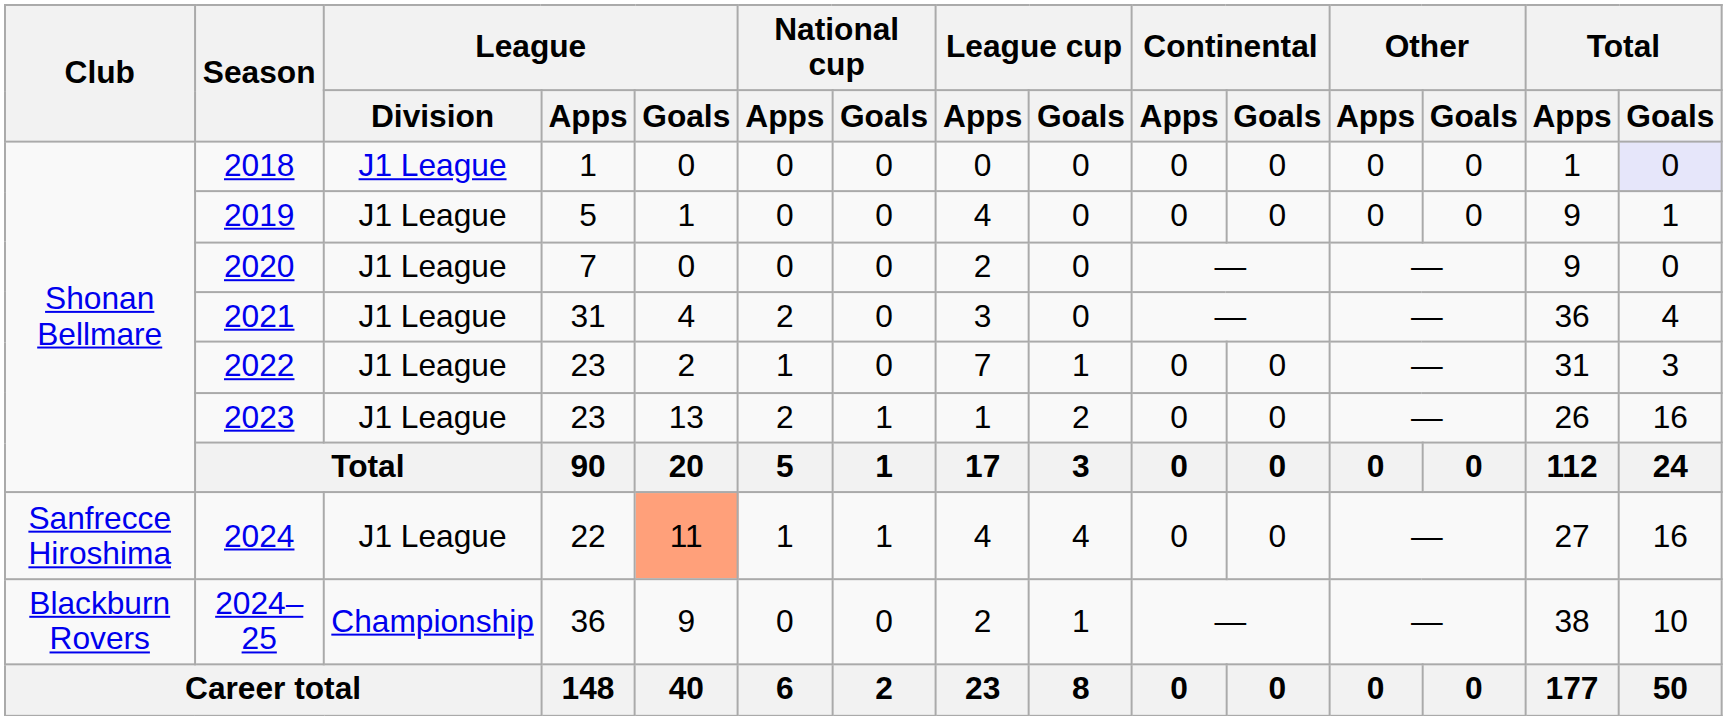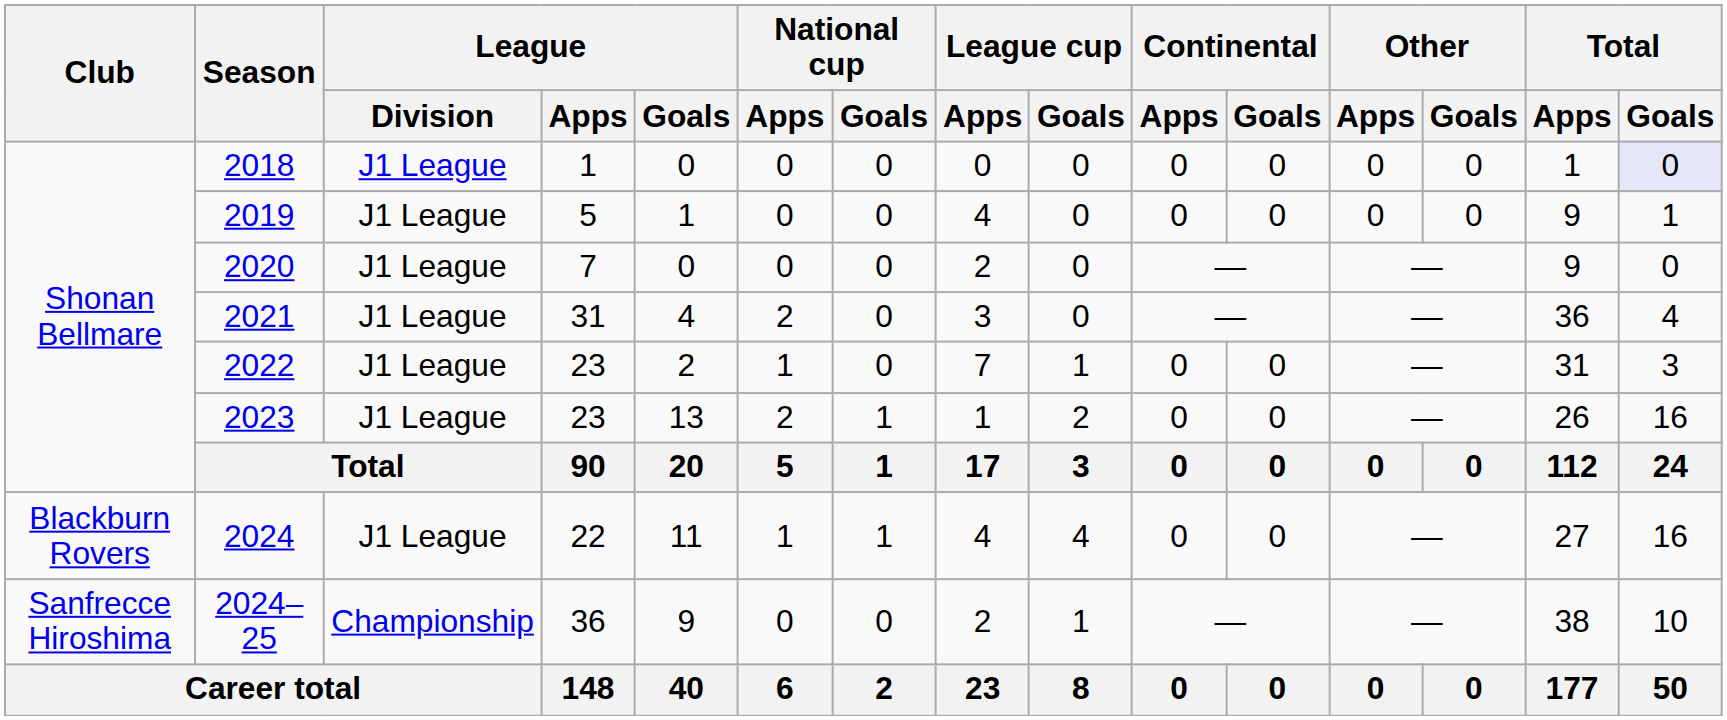(100, 535) Sanfrecce Hiroshima -> (100, 535) Blackburn Rovers
(686, 535) lightsalmon background -> (686, 535) no background
(100, 621) Blackburn Rovers -> (100, 621) Sanfrecce Hiroshima
